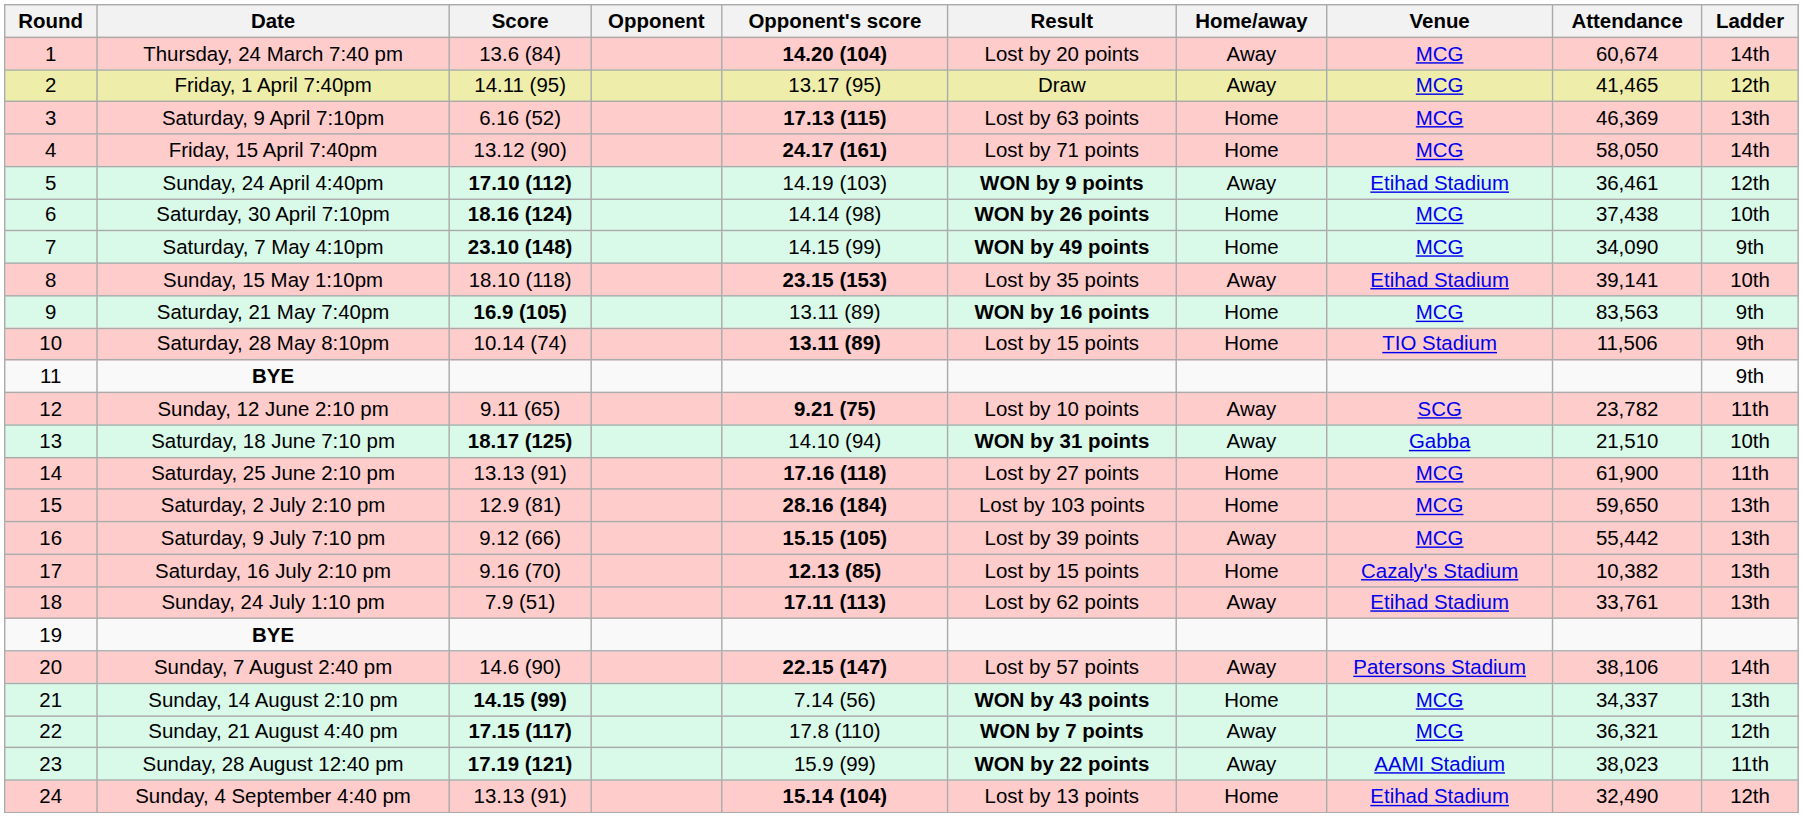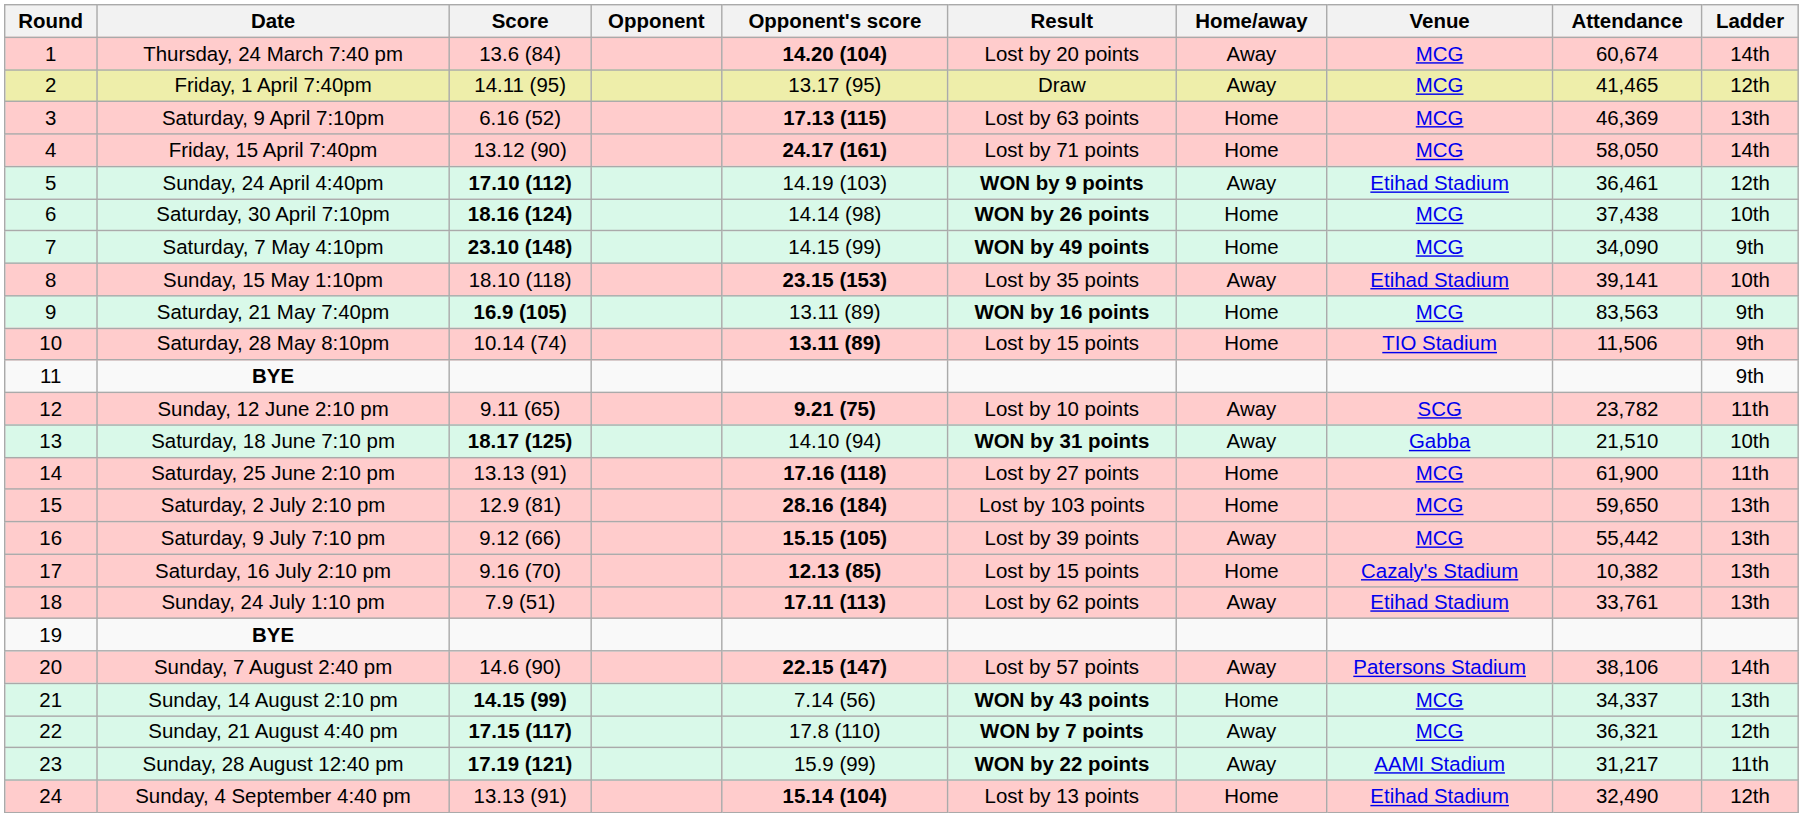(1627, 764) 38,023 -> (1627, 764) 31,217
